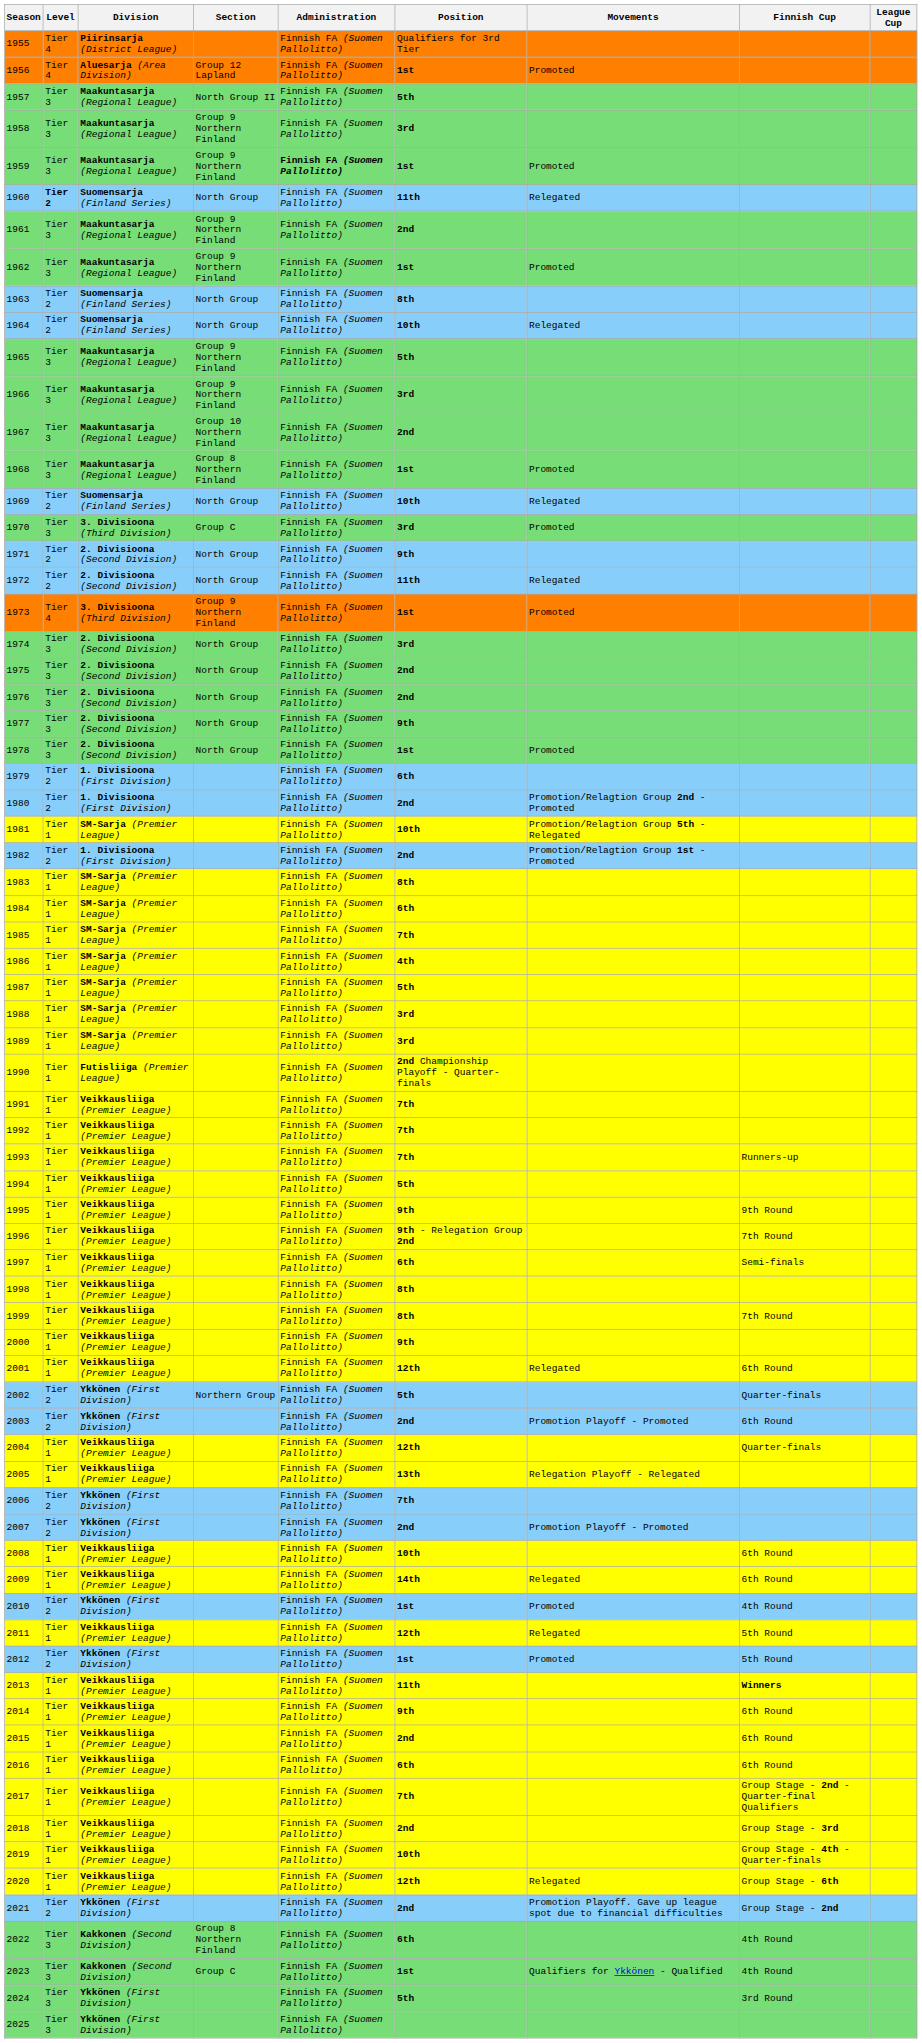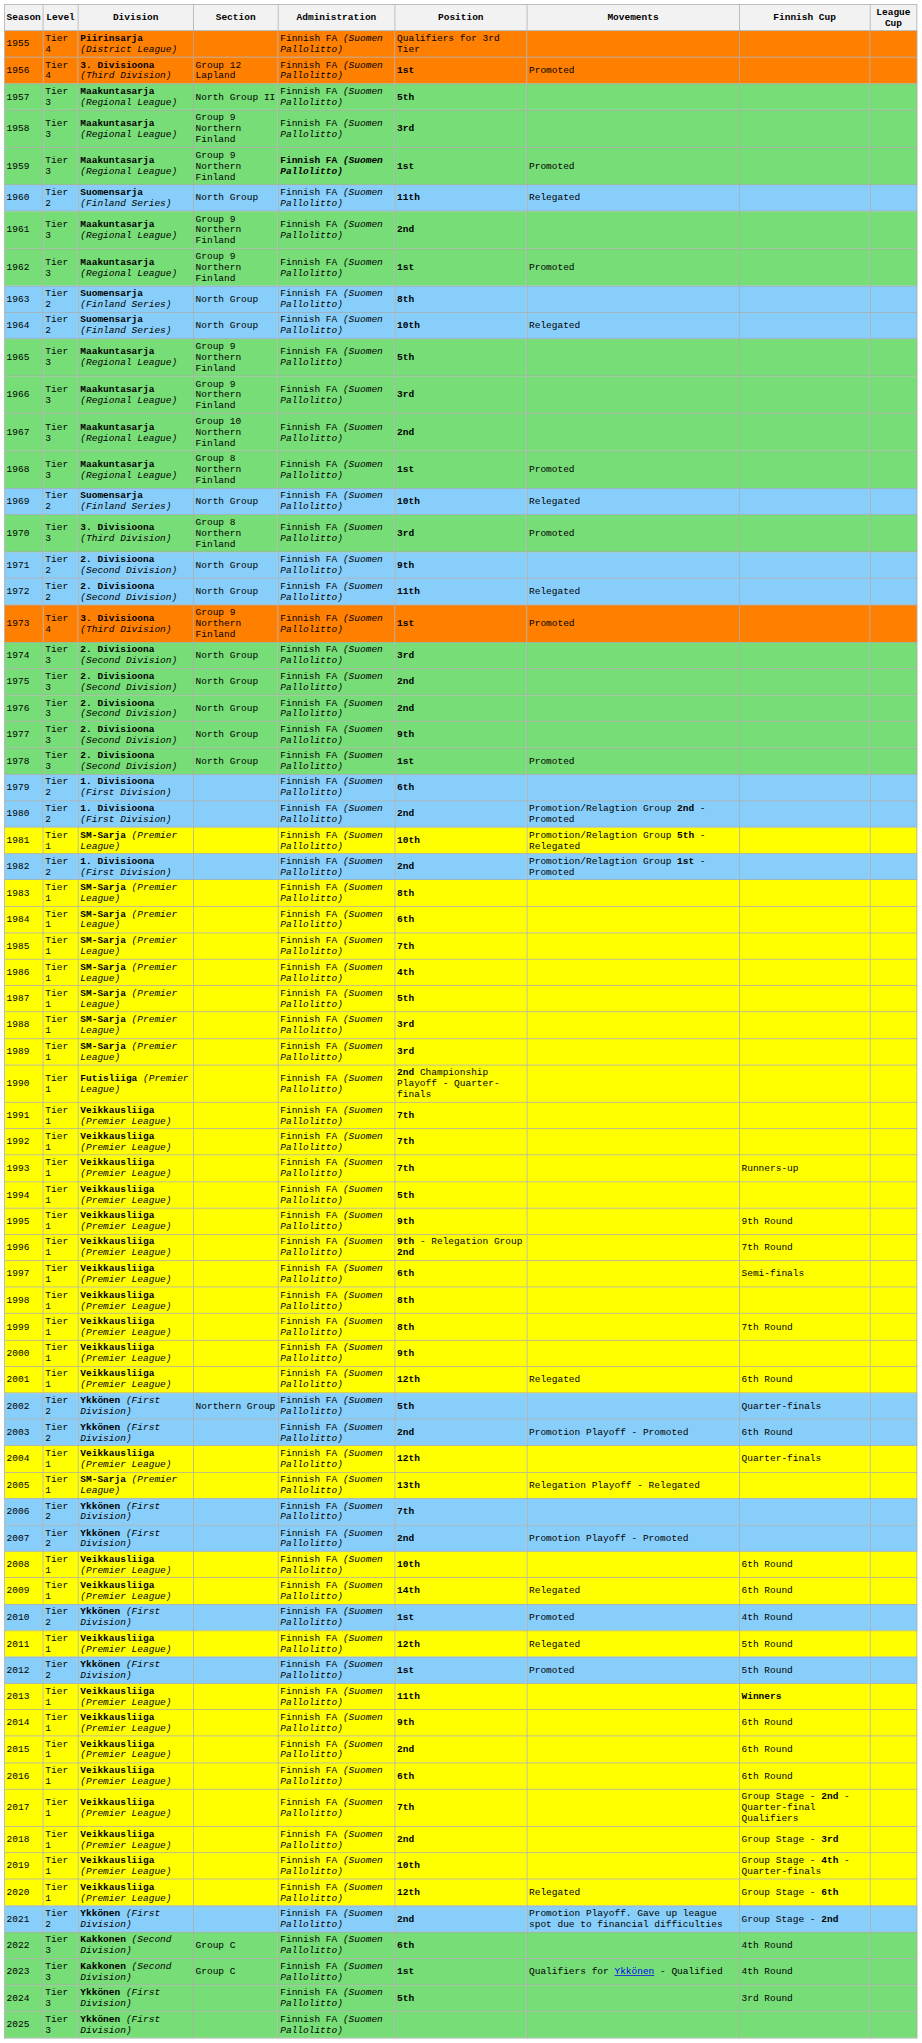(123, 70) Aluesarja (Area Division) -> (126, 70) 3. Divisioona (Third Division)
(57, 198) bold -> (57, 198) normal
(215, 528) Group C -> (218, 533) Group 8 Northern Finland
(126, 1474) Veikkausliiga (Premier League) -> (129, 1485) SM-Sarja (Premier League)
(218, 1940) Group 8 Northern Finland -> (215, 1945) Group C
